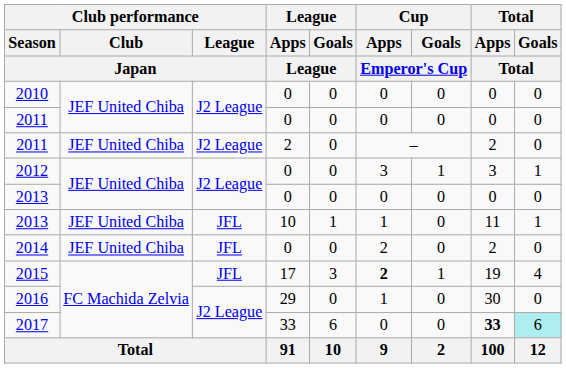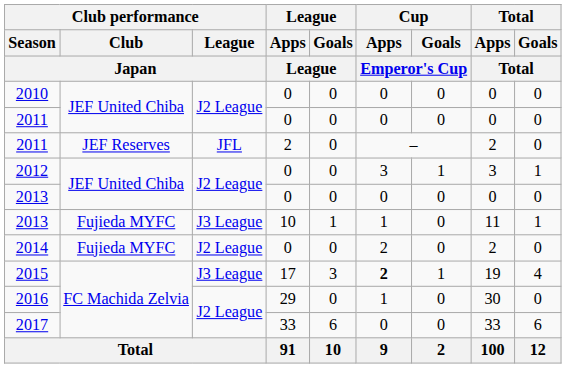(126, 145) JEF United Chiba -> (126, 145) JEF Reserves
(229, 145) J2 League -> (229, 145) JFL
(126, 222) JEF United Chiba -> (126, 222) Fujieda MYFC
(229, 222) JFL -> (229, 222) J3 League
(126, 247) JEF United Chiba -> (126, 247) Fujieda MYFC
(229, 247) JFL -> (229, 247) J2 League
(229, 273) JFL -> (229, 273) J3 League
(493, 324) bold -> (493, 324) normal
(538, 324) paleturquoise background -> (538, 324) no background
